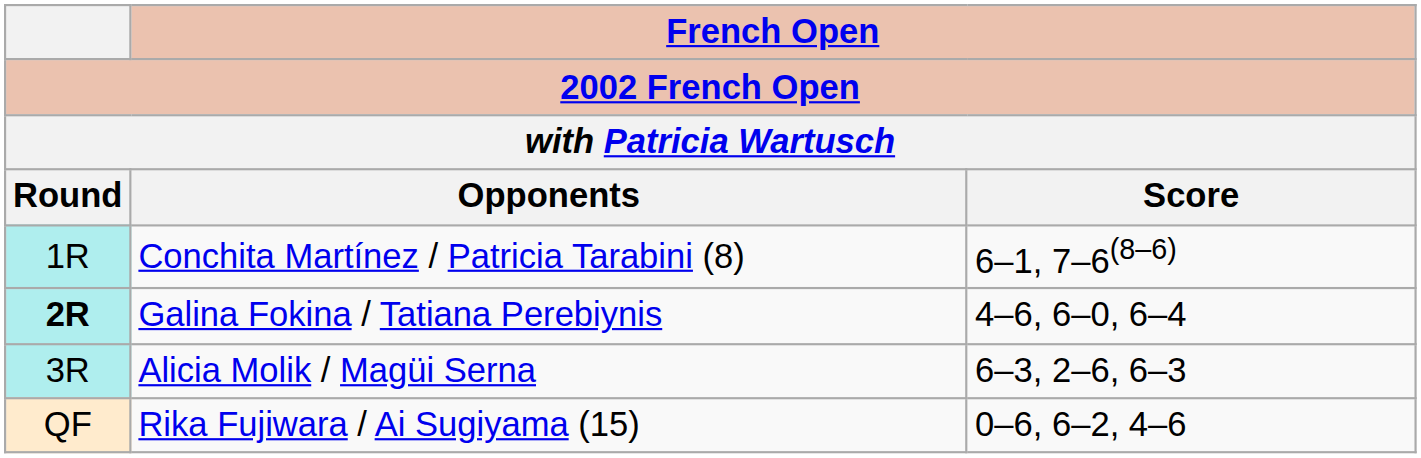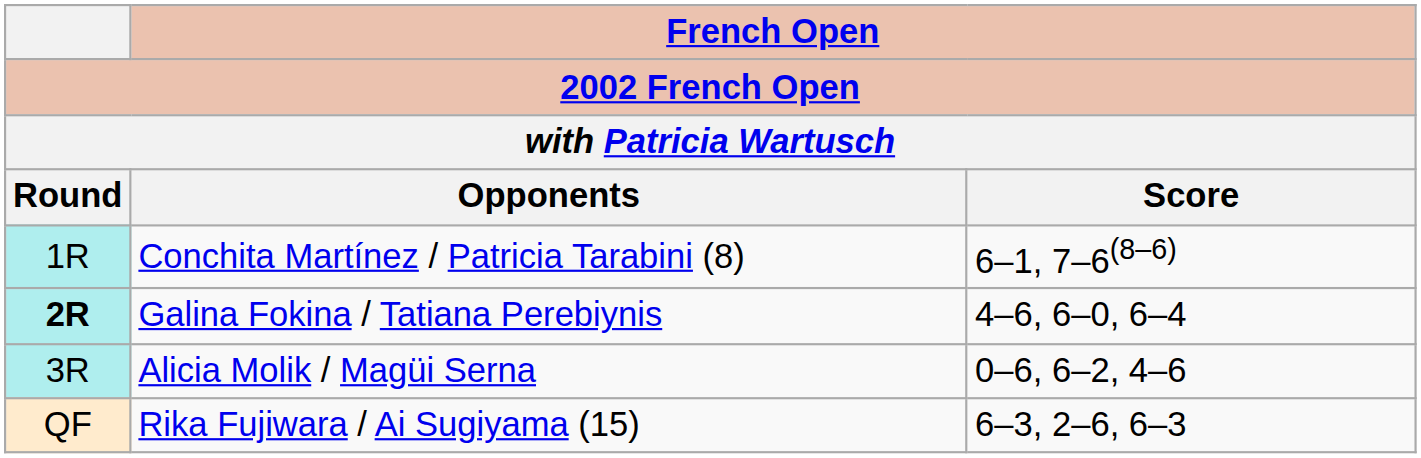(1081, 370) 6–3, 2–6, 6–3 -> (1081, 370) 0–6, 6–2, 4–6
(1081, 424) 0–6, 6–2, 4–6 -> (1081, 424) 6–3, 2–6, 6–3
